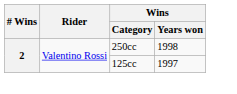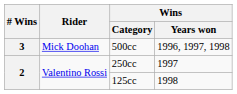+ row: (124, 47)
(168, 47) 1998 -> (168, 64) 1997
(168, 64) 1997 -> (168, 81) 1998
